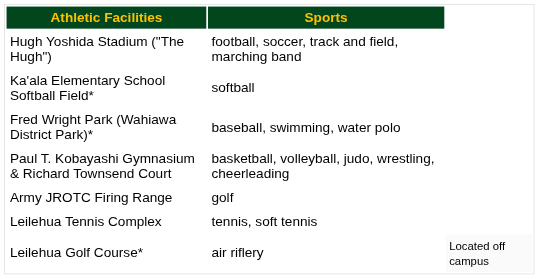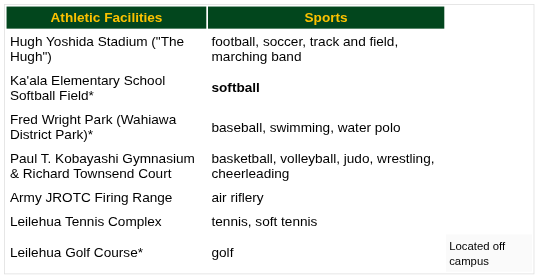(233, 88) normal -> (236, 88) bold
(222, 197) golf -> (238, 197) air riflery
(238, 253) air riflery -> (222, 253) golf
